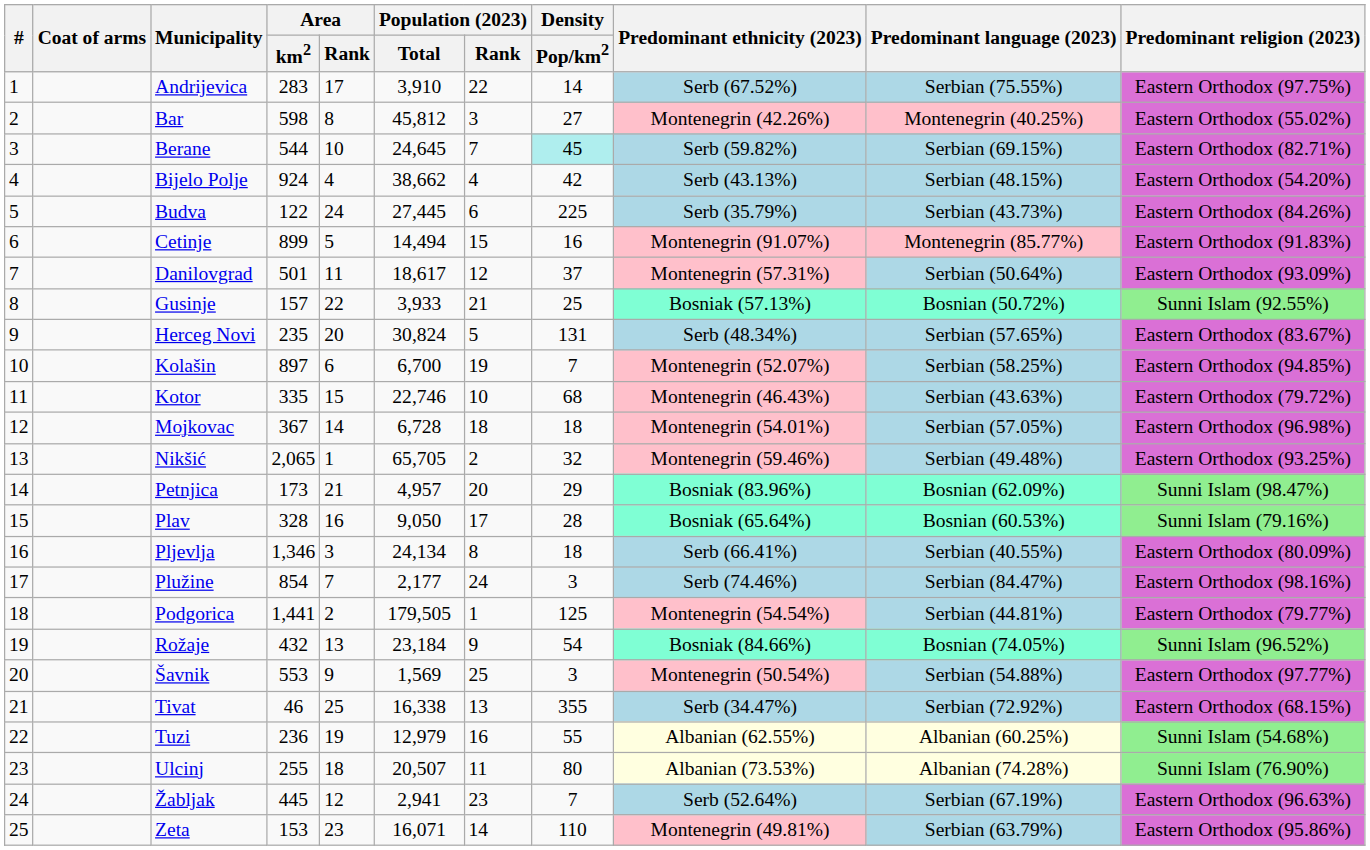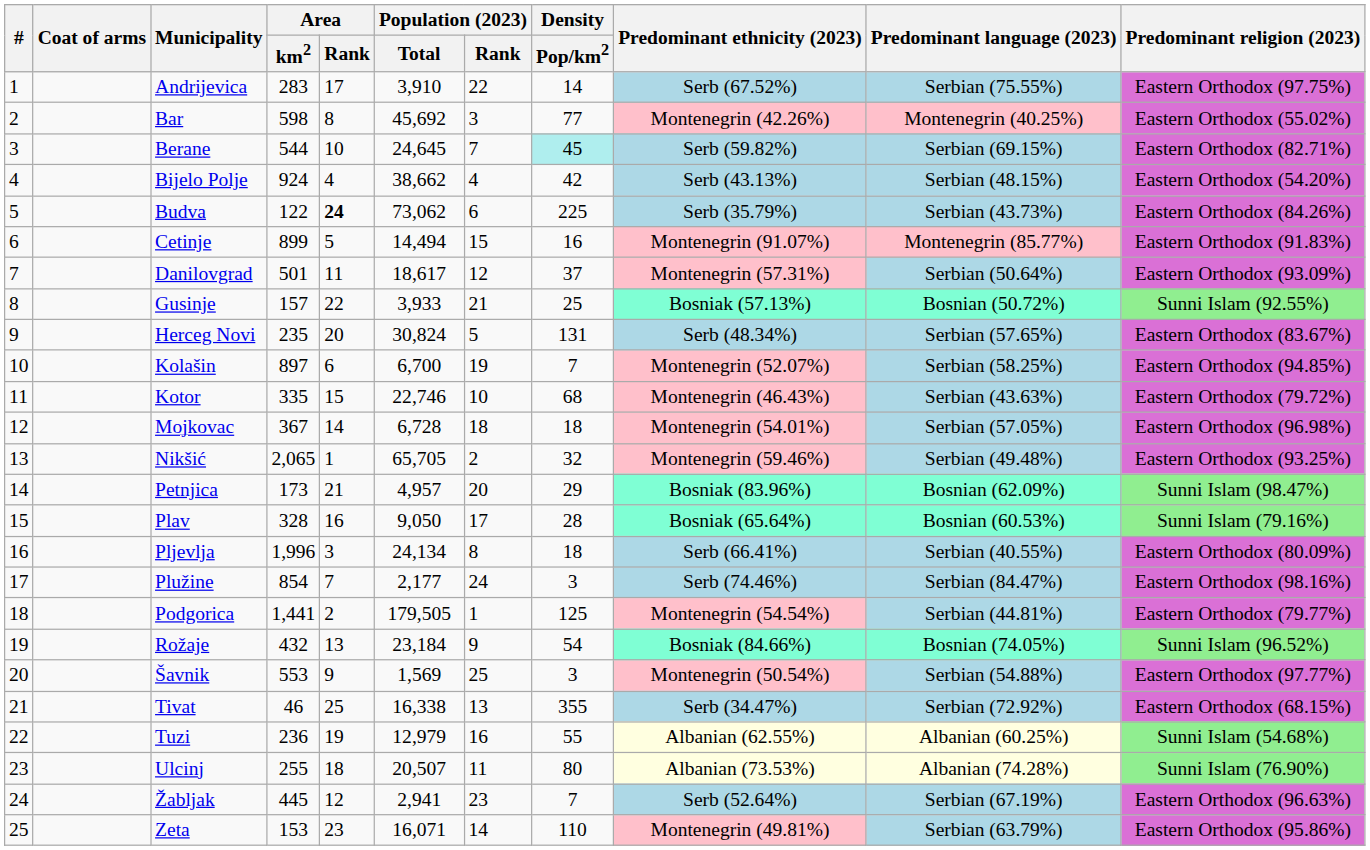(419, 118) 45,812 -> (419, 118) 45,692
(573, 118) 27 -> (573, 118) 77
(334, 211) normal -> (334, 211) bold
(419, 211) 27,445 -> (419, 211) 73,062
(293, 551) 1,346 -> (293, 551) 1,996
